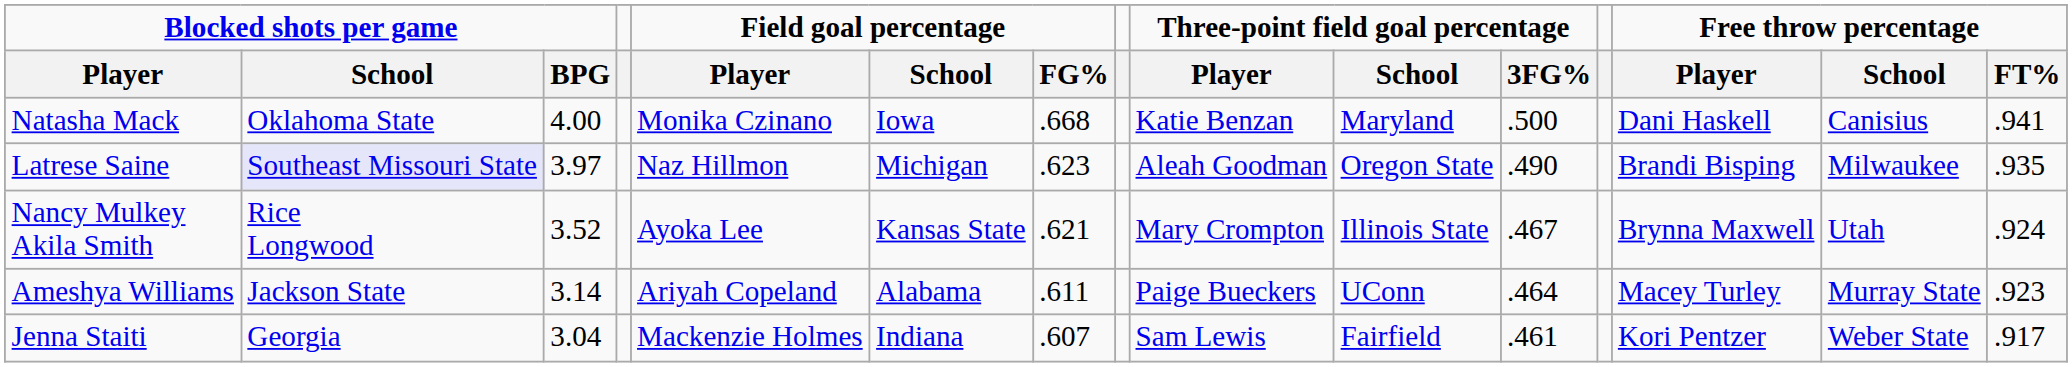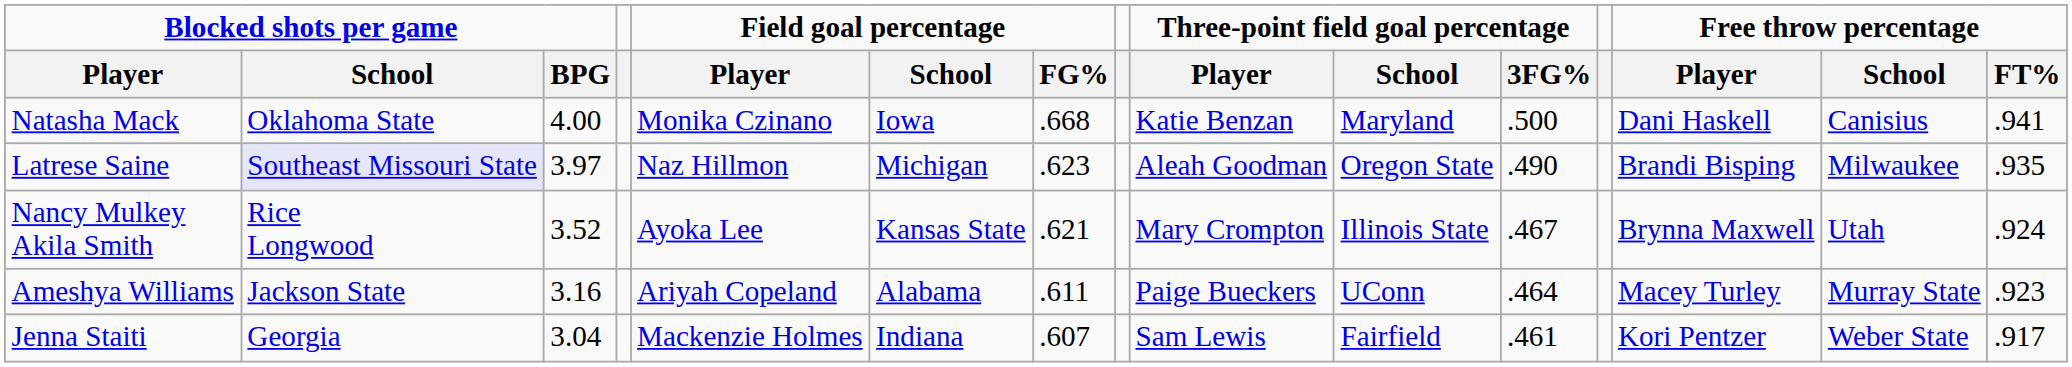(576, 291) 3.14 -> (576, 291) 3.16
